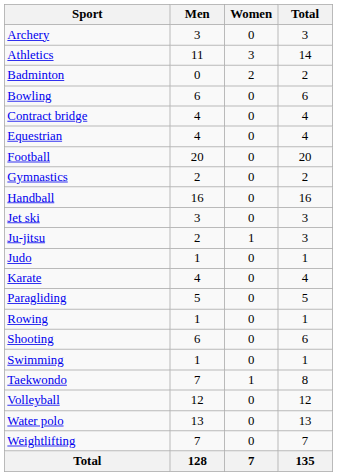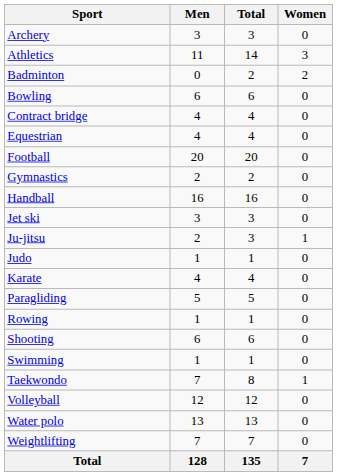columns swapped: (251, 14) <-> (305, 14)
